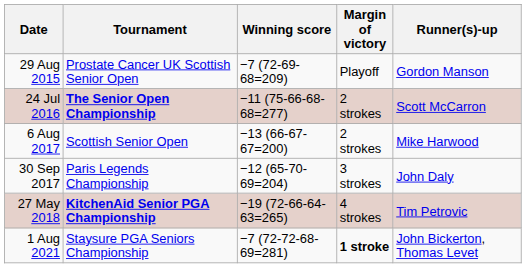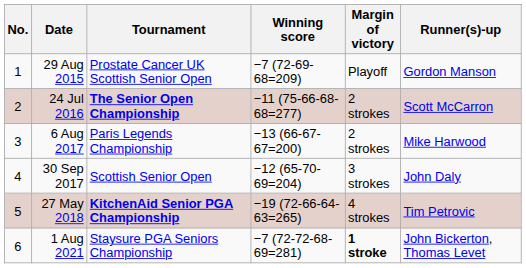+ column: (18, 29)
(127, 141) Scottish Senior Open -> (131, 141) Paris Legends Championship
(107, 176) Paris Legends Championship -> (151, 176) Scottish Senior Open
